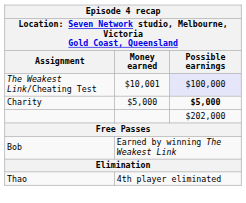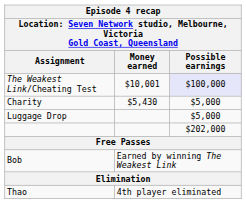(142, 103) $5,000 -> (142, 103) $5,430
(206, 103) bold -> (206, 103) normal
+ row: (37, 116)
